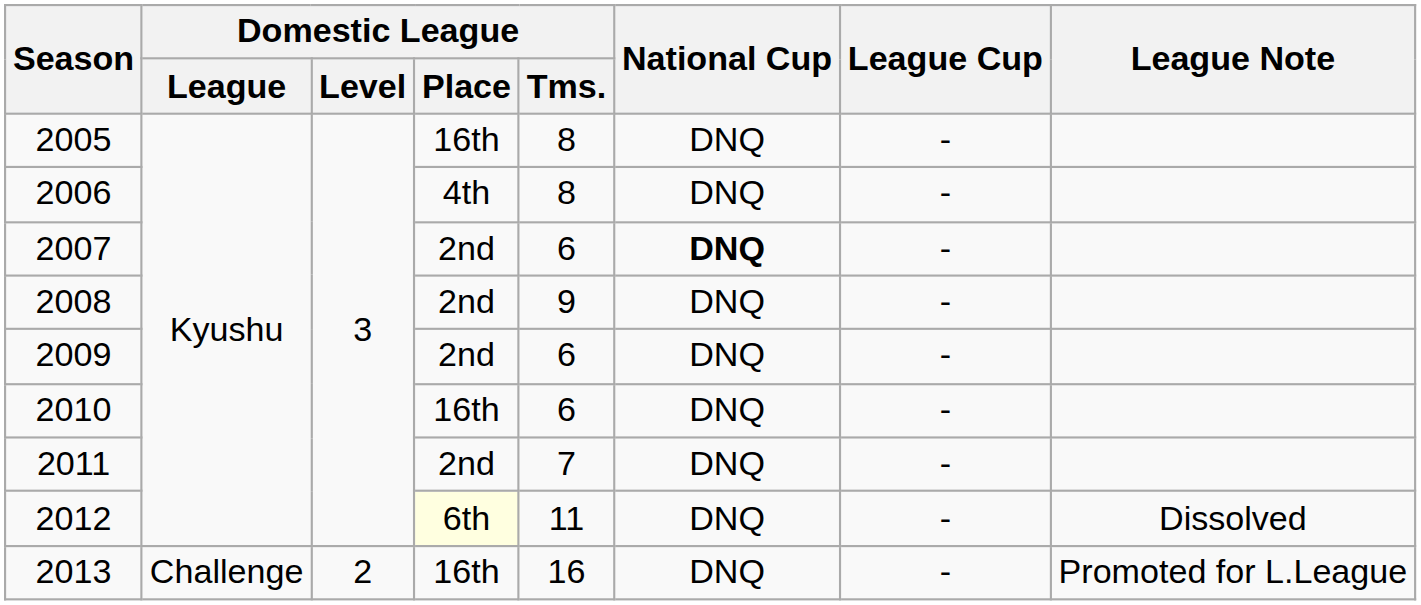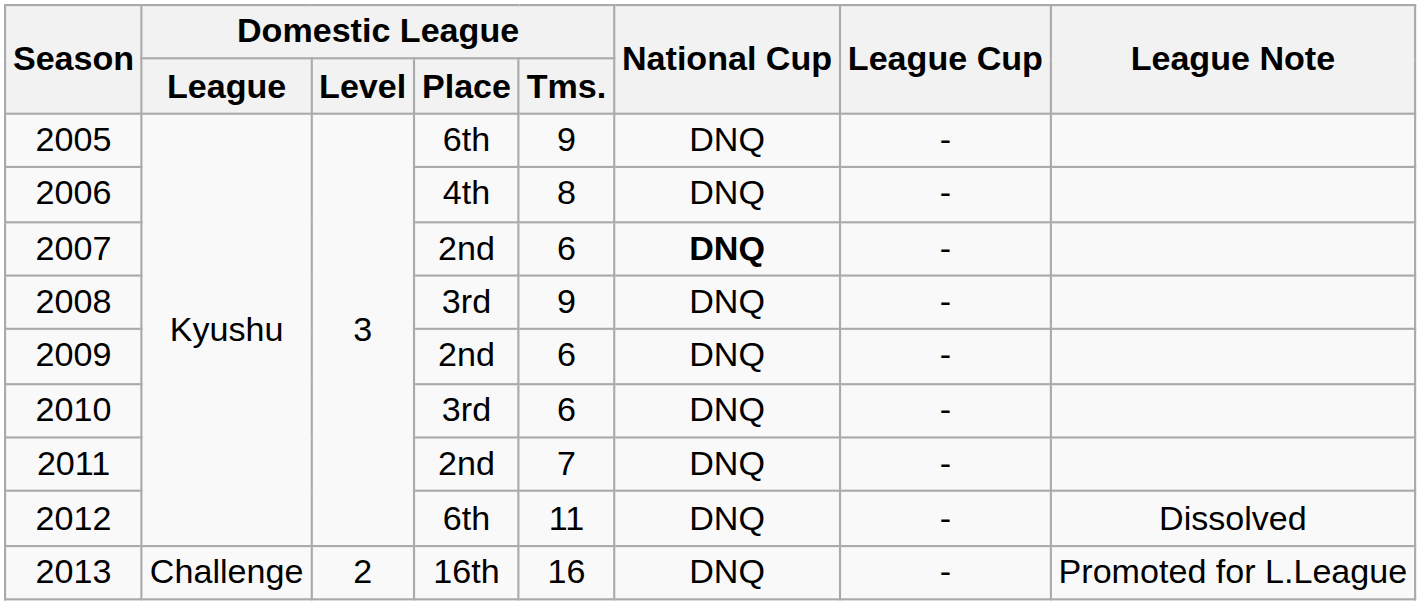(466, 139) 16th -> (466, 139) 6th
(566, 139) 8 -> (566, 139) 9
(466, 301) 2nd -> (466, 301) 3rd
(466, 409) 16th -> (466, 409) 3rd
(466, 517) lightyellow background -> (466, 517) no background
